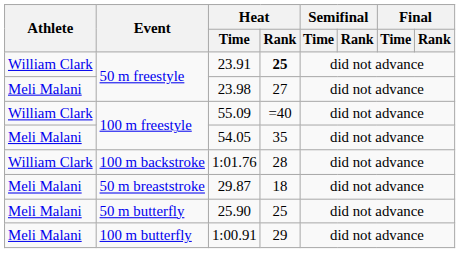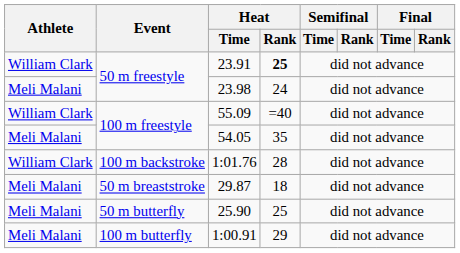(280, 89) 27 -> (280, 89) 24
